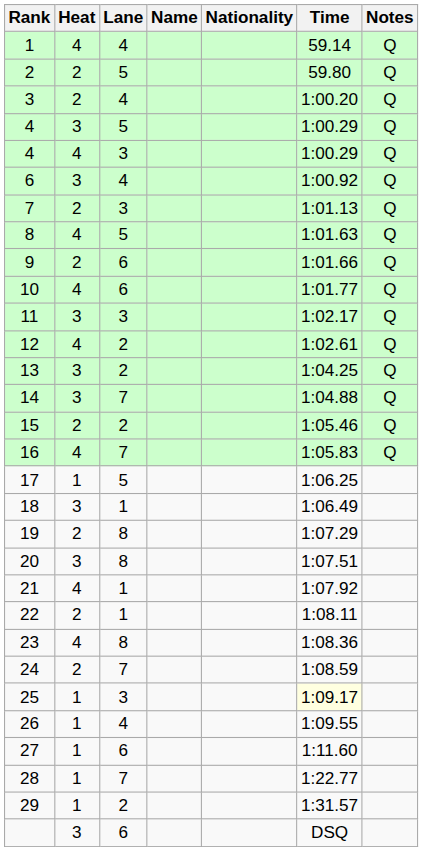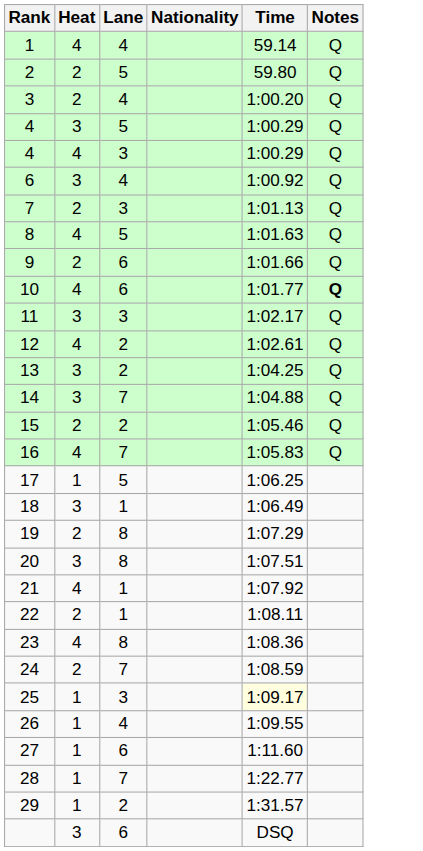- column: (174, 18)
(390, 289) normal -> (335, 289) bold
